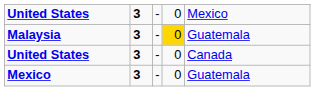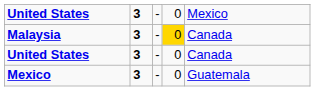(219, 34) Guatemala -> (210, 34) Canada
